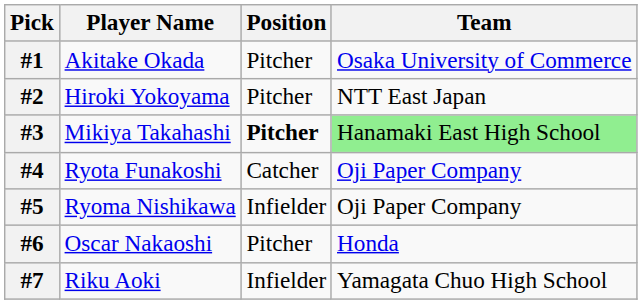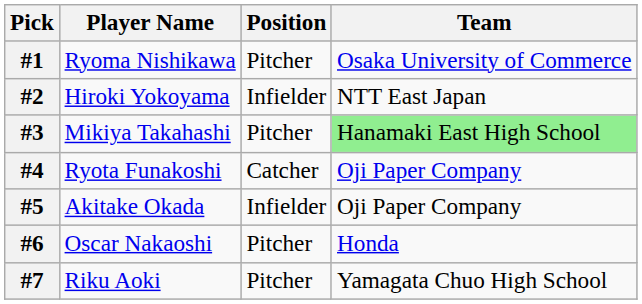(134, 59) Akitake Okada -> (150, 59) Ryoma Nishikawa
(279, 96) Pitcher -> (286, 96) Infielder
(282, 133) bold -> (279, 133) normal
(150, 206) Ryoma Nishikawa -> (134, 206) Akitake Okada
(286, 280) Infielder -> (279, 280) Pitcher
